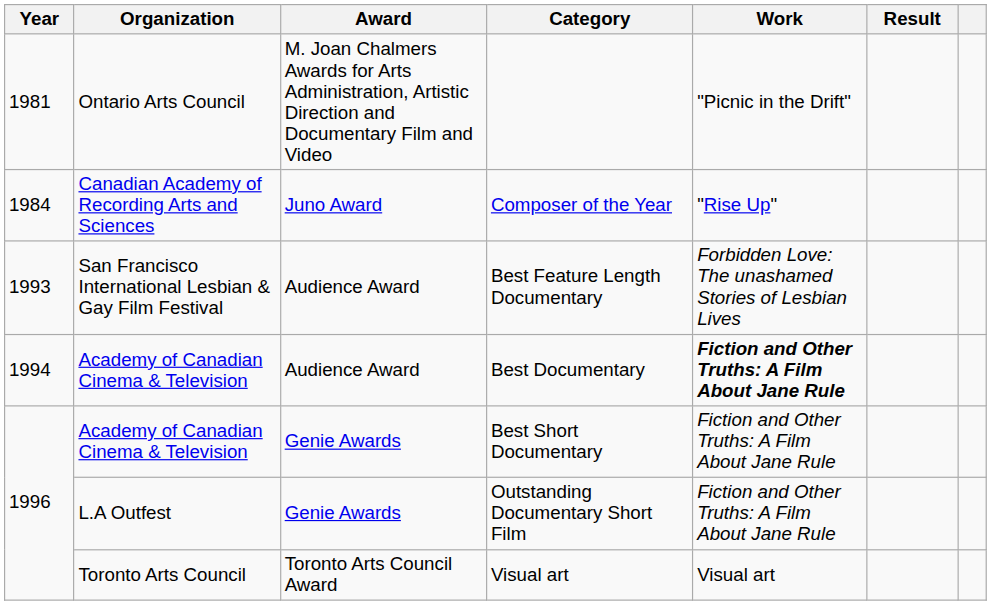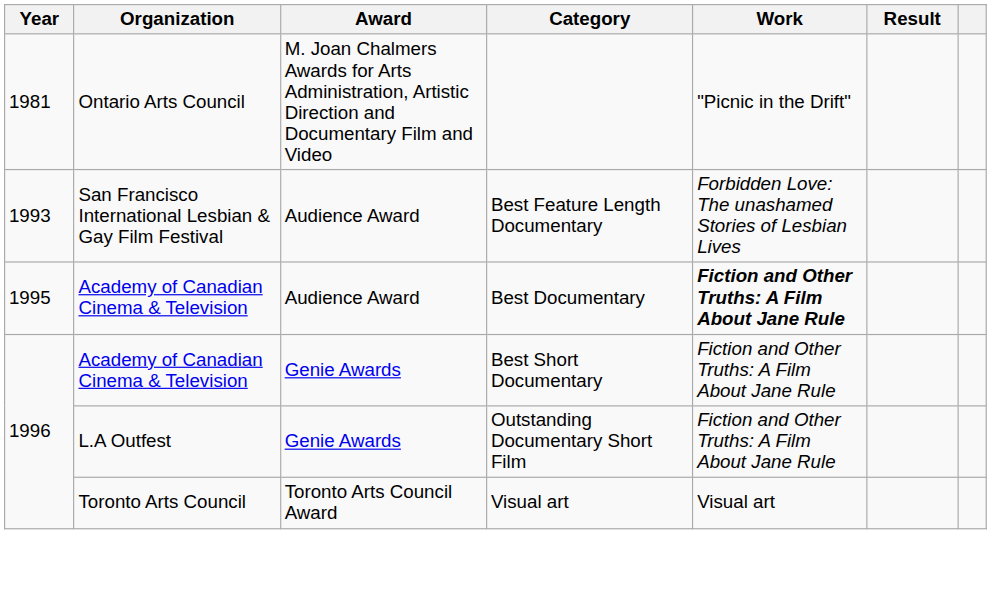- row: (581, 205)
(30, 369) 1994 -> (30, 297) 1995
